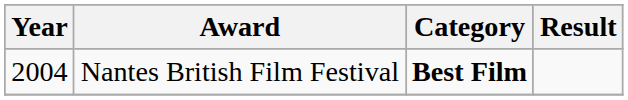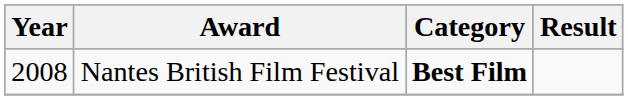(40, 71) 2004 -> (40, 71) 2008
